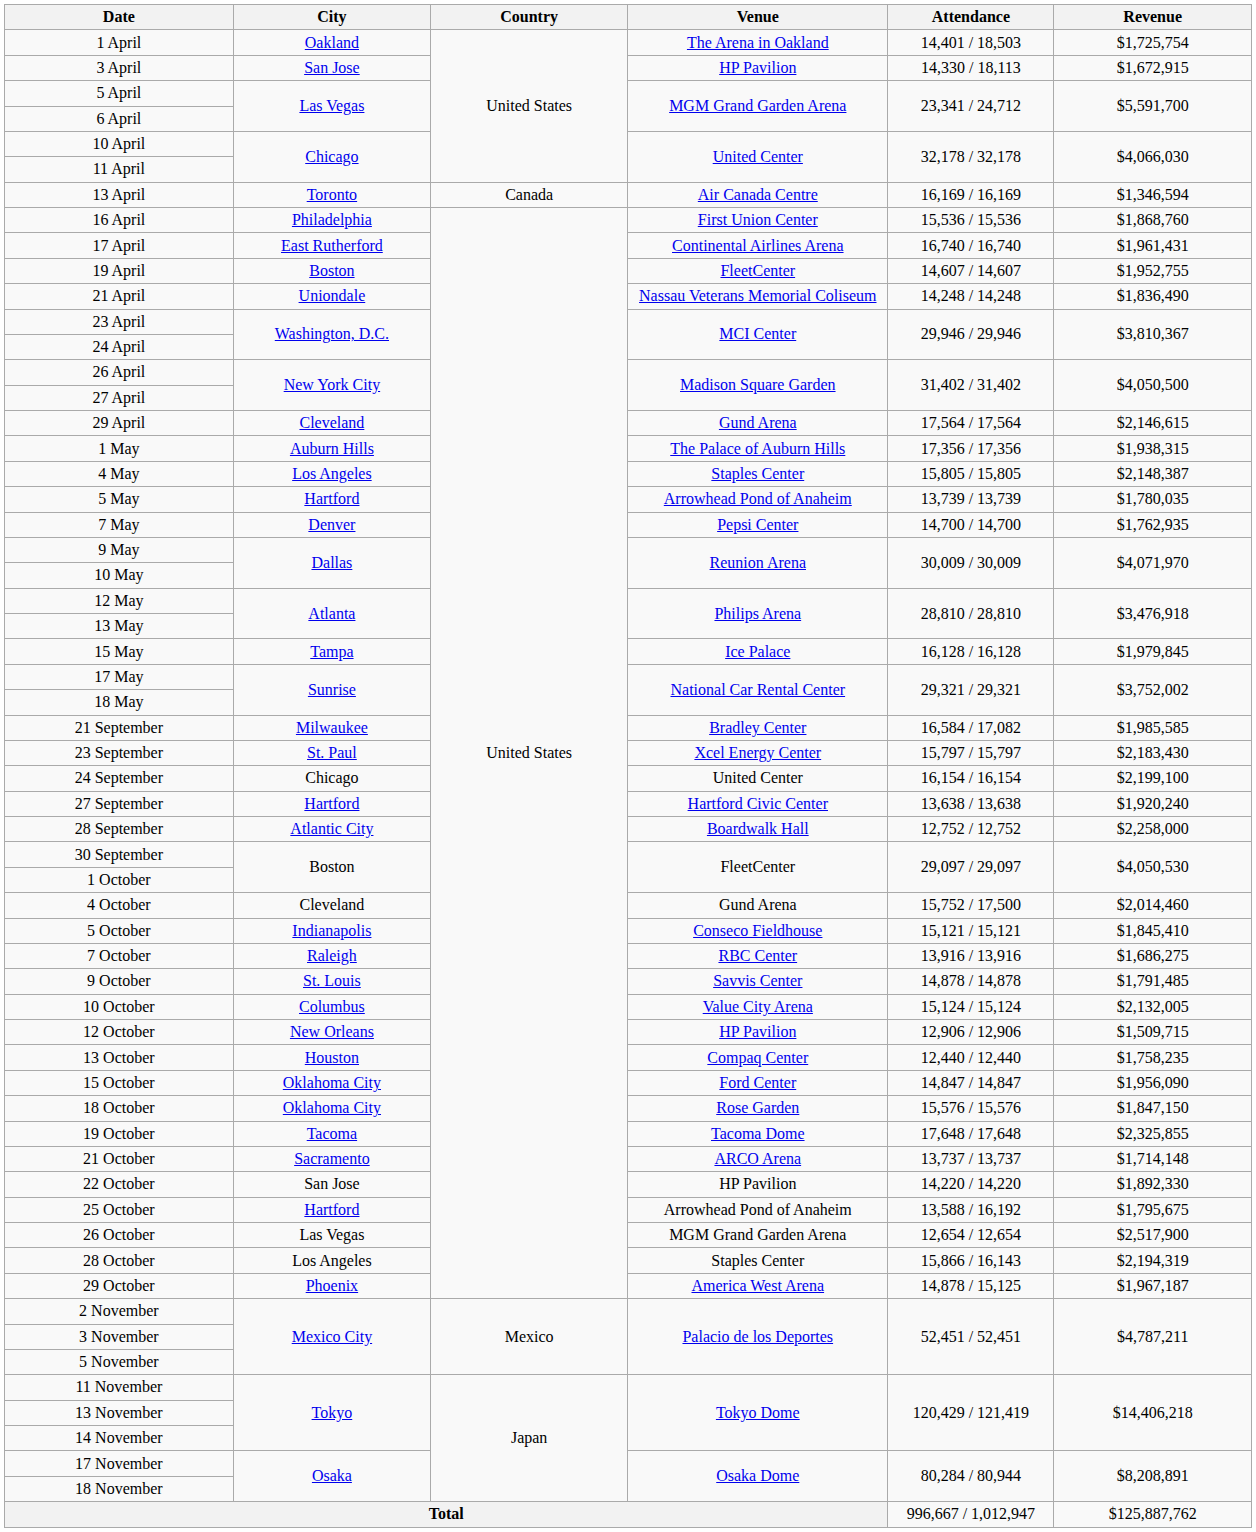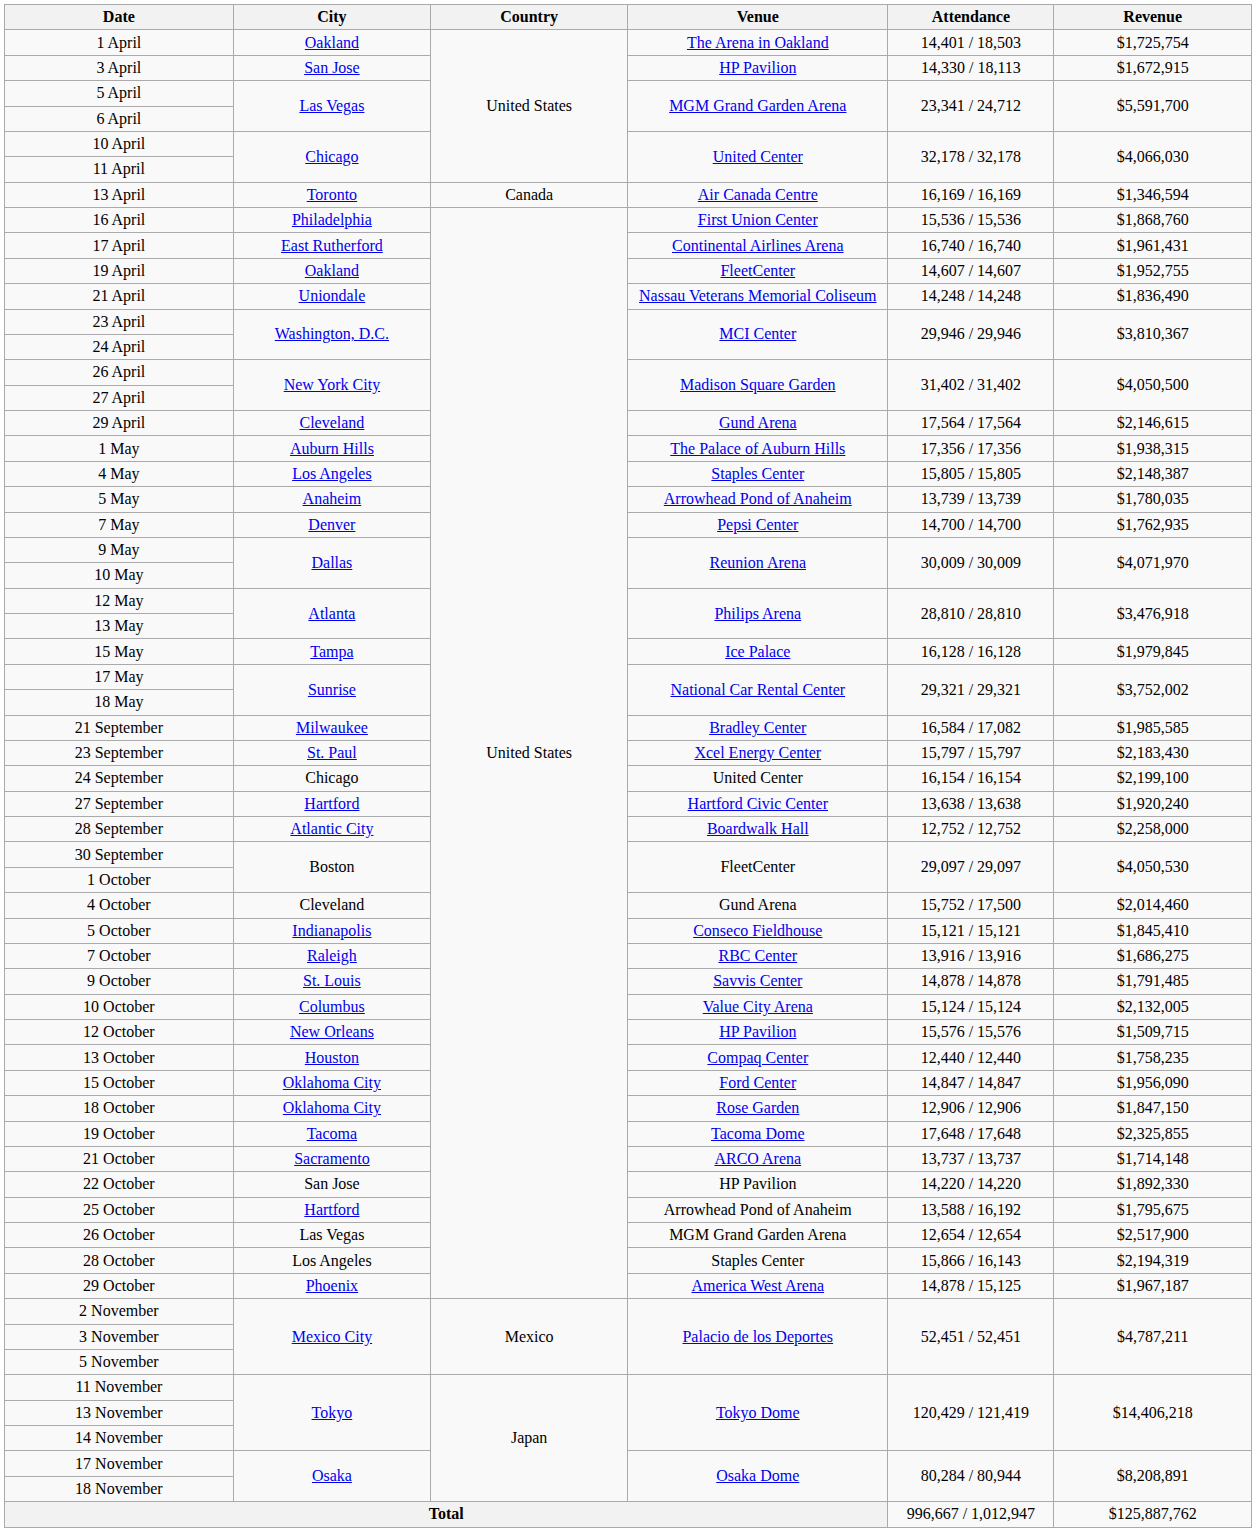(332, 270) Boston -> (332, 270) Oakland
(332, 499) Hartford -> (332, 499) Anaheim
(971, 1032) 12,906 / 12,906 -> (971, 1032) 15,576 / 15,576
(971, 1108) 15,576 / 15,576 -> (971, 1108) 12,906 / 12,906
